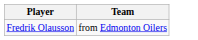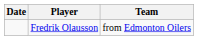+ column: (16, 12)
